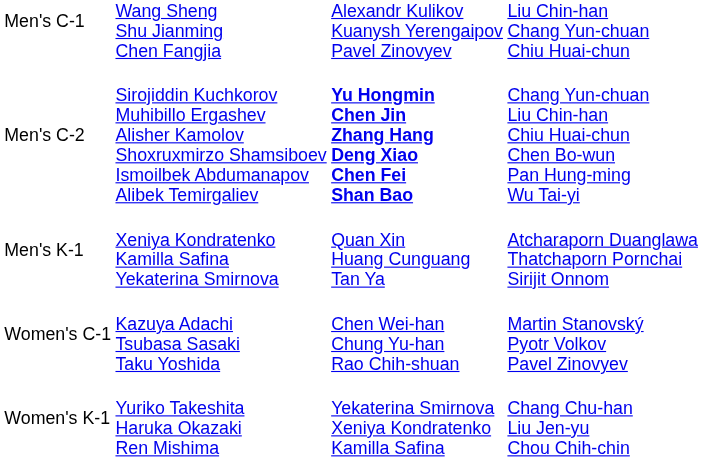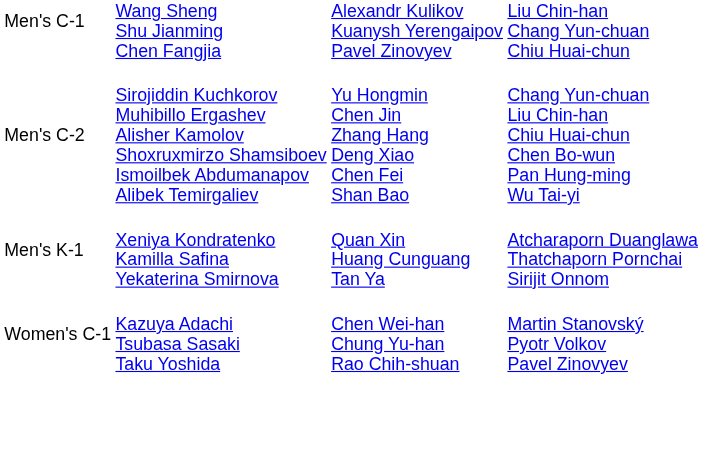(383, 145) bold -> (380, 145) normal
- row: (57, 418)
